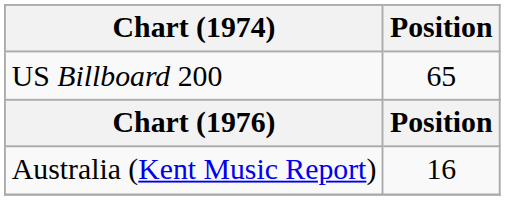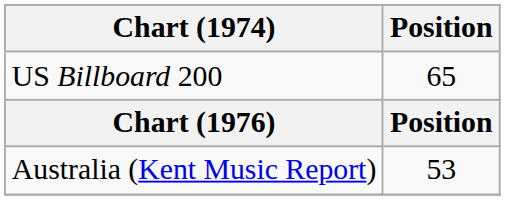(441, 169) 16 -> (441, 169) 53
